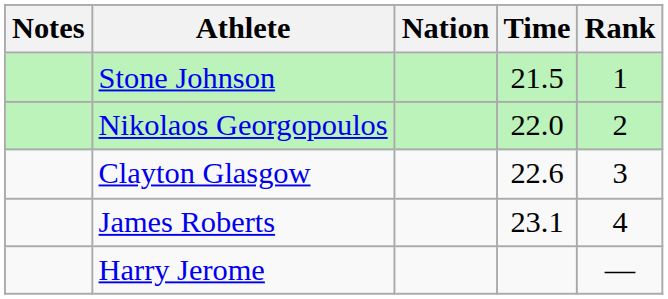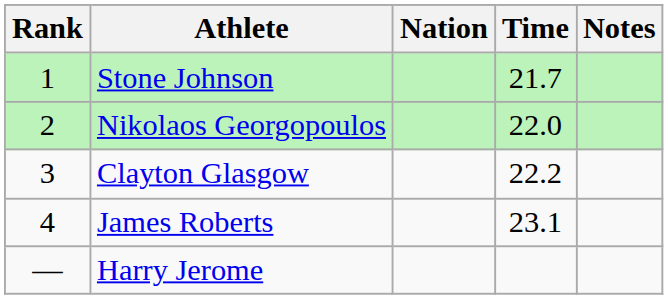columns swapped: (620, 28) <-> (48, 28)
(537, 76) 21.5 -> (535, 76) 21.7
(537, 173) 22.6 -> (535, 173) 22.2
